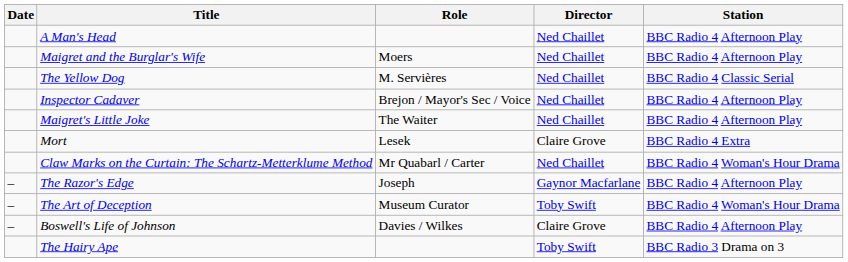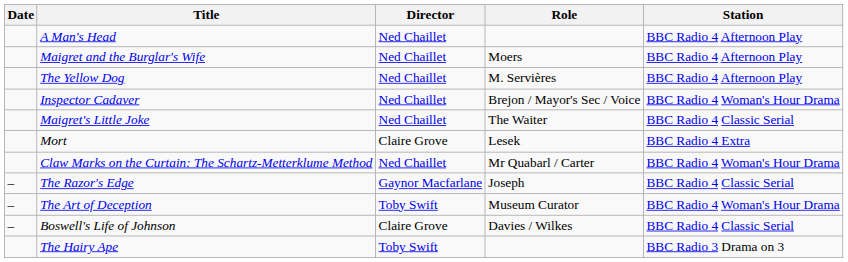columns swapped: (455, 15) <-> (589, 15)
(720, 78) BBC Radio 4 Classic Serial -> (724, 78) BBC Radio 4 Afternoon Play
(724, 99) BBC Radio 4 Afternoon Play -> (743, 99) BBC Radio 4 Woman's Hour Drama
(724, 120) BBC Radio 4 Afternoon Play -> (720, 120) BBC Radio 4 Classic Serial
(724, 183) BBC Radio 4 Afternoon Play -> (720, 183) BBC Radio 4 Classic Serial
(724, 225) BBC Radio 4 Afternoon Play -> (720, 225) BBC Radio 4 Classic Serial
